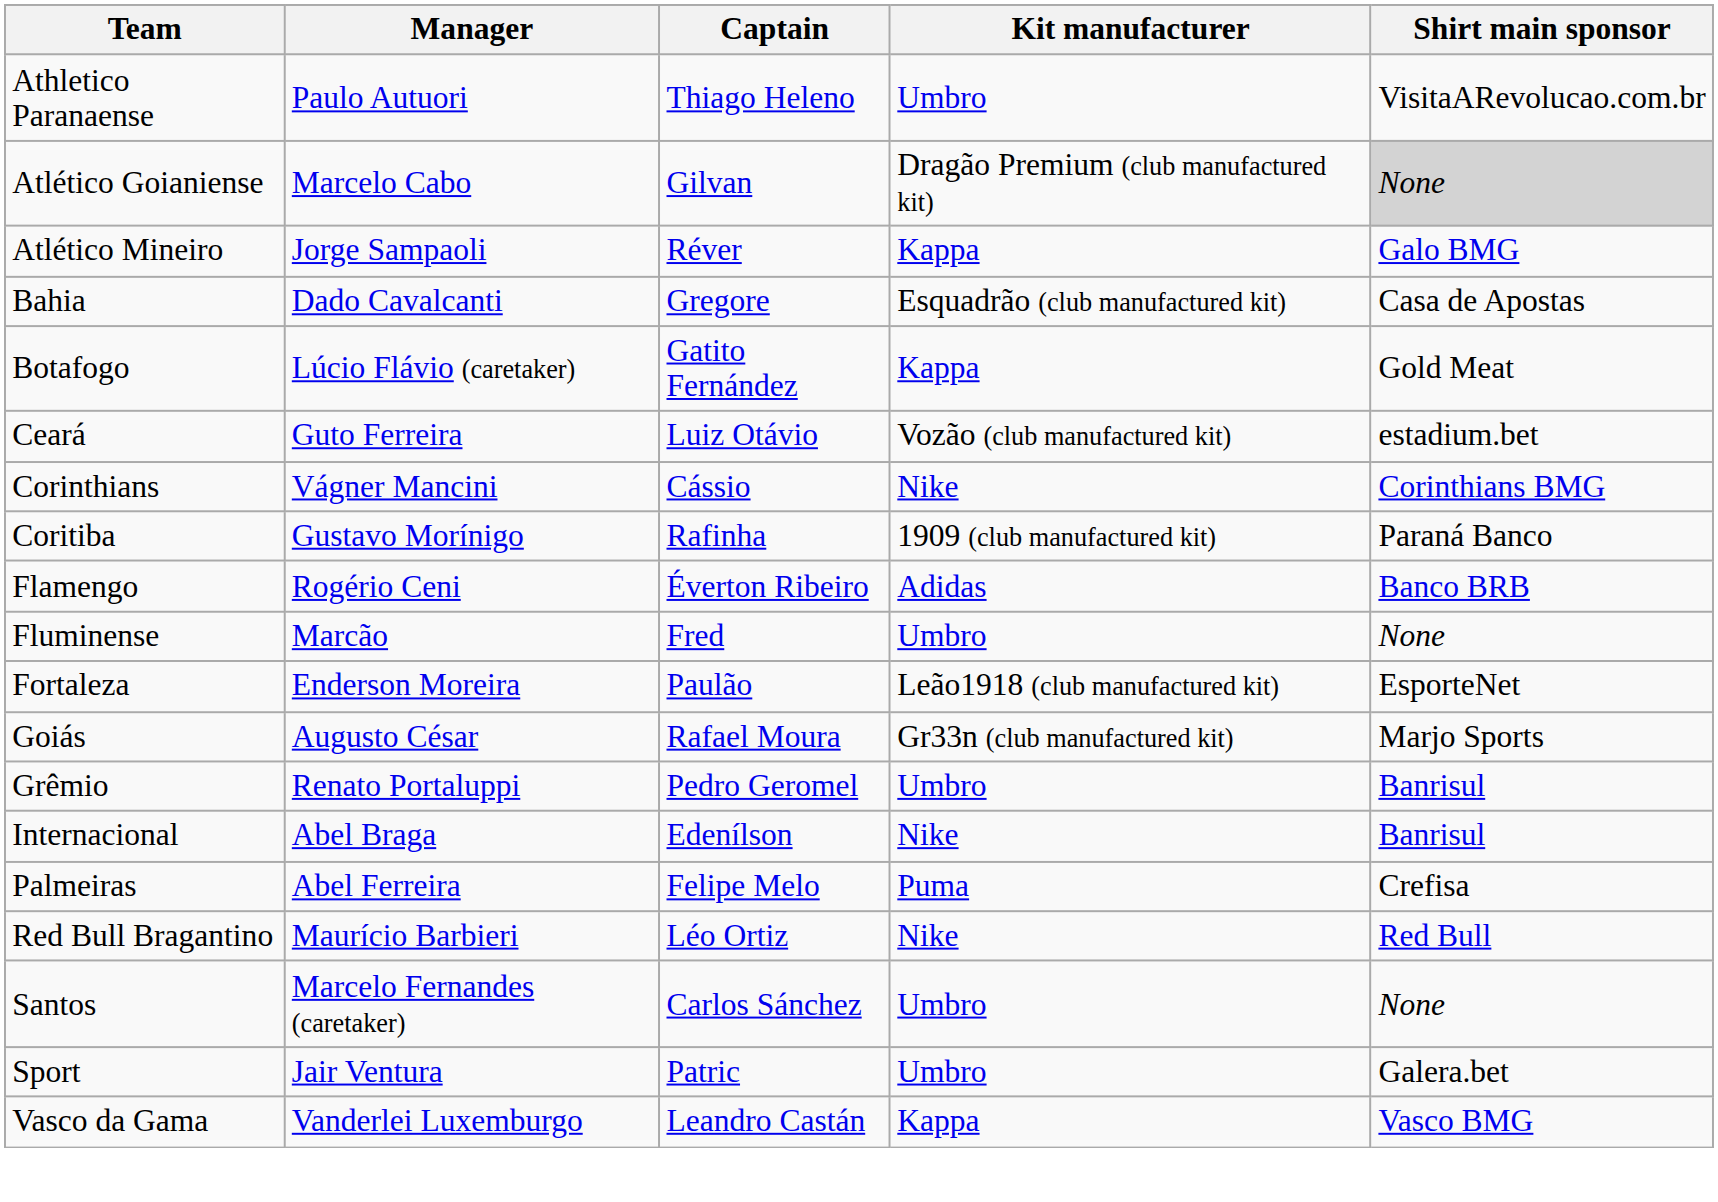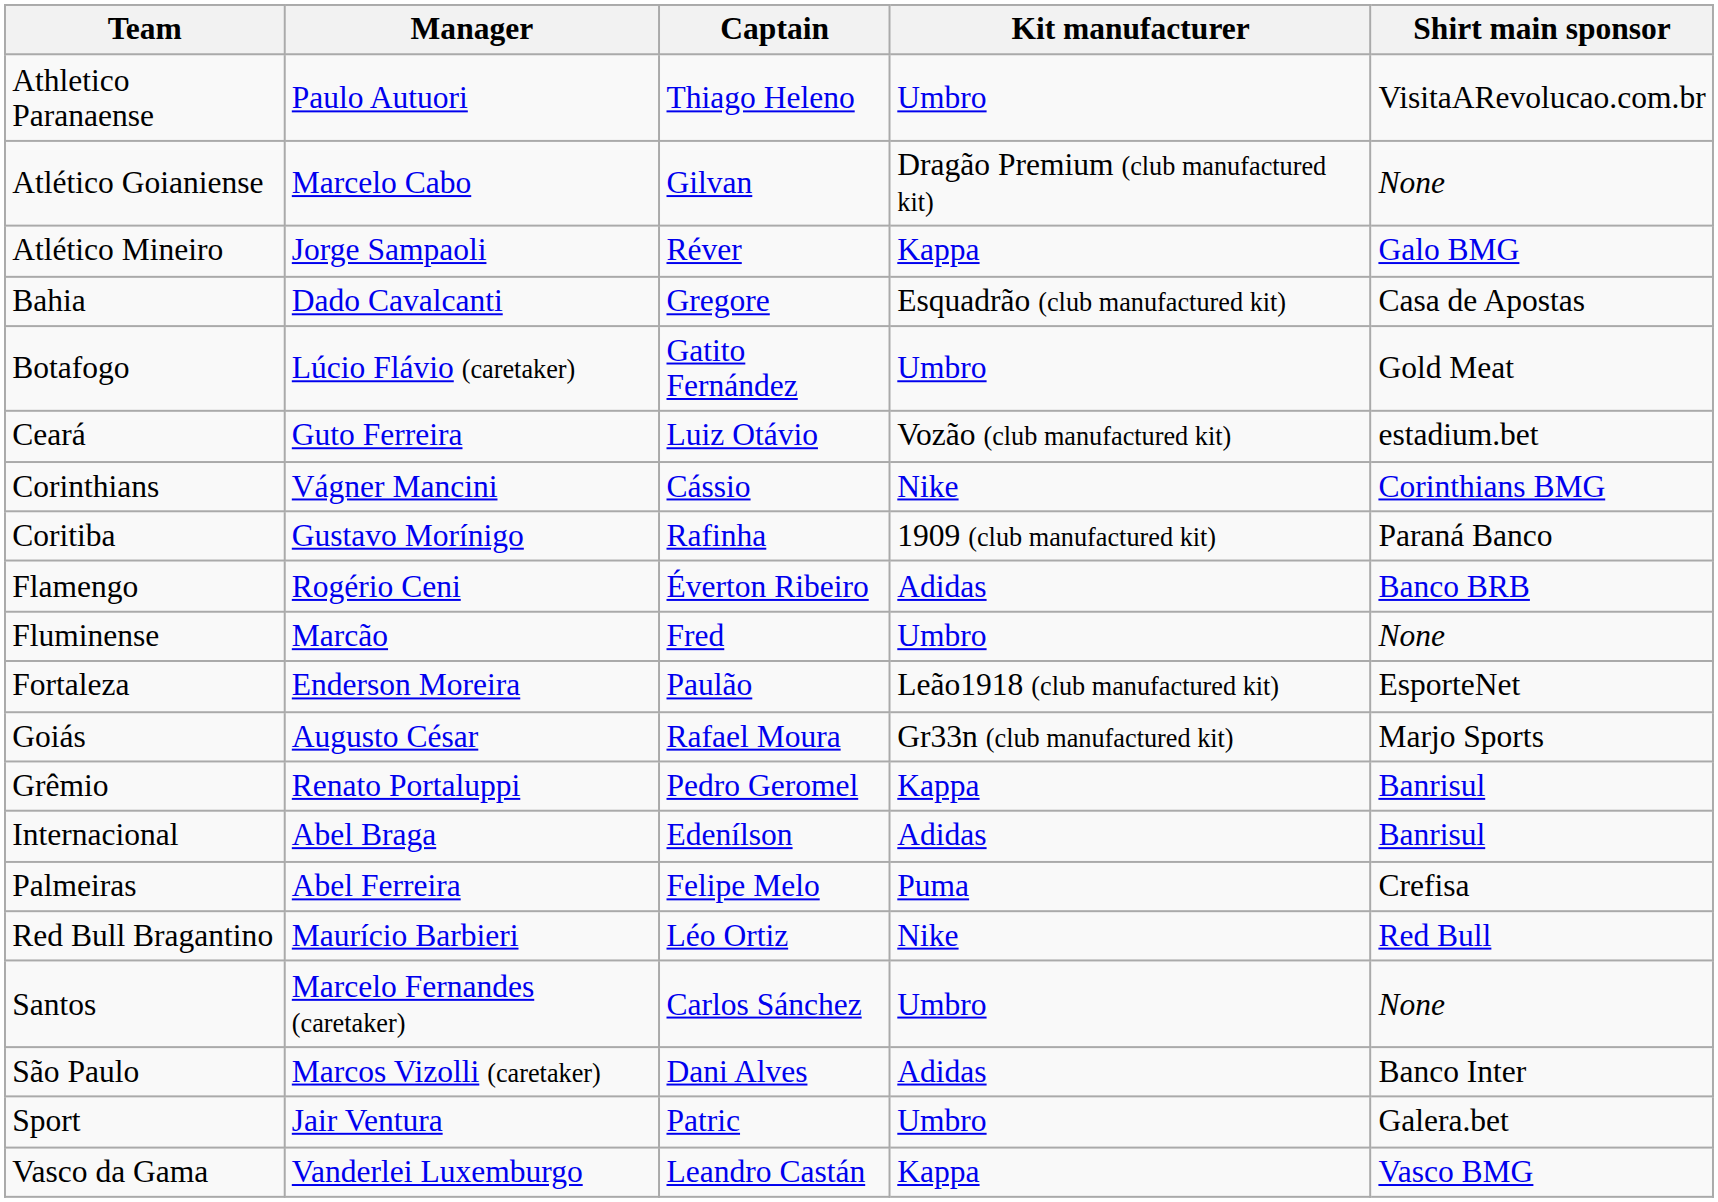(1412, 182) lightgrey background -> (1412, 182) no background
(938, 368) Kappa -> (942, 368) Umbro
(942, 785) Umbro -> (938, 785) Kappa
(928, 835) Nike -> (942, 835) Adidas
+ row: (76, 1071)
